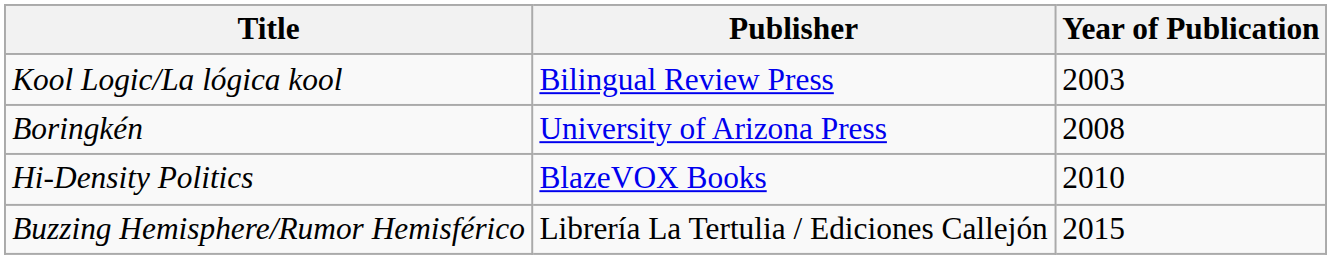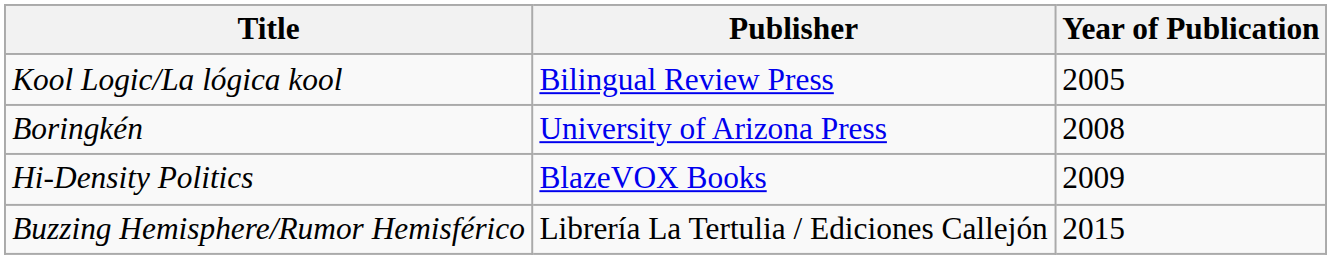(1094, 79) 2003 -> (1094, 79) 2005
(1094, 178) 2010 -> (1094, 178) 2009
